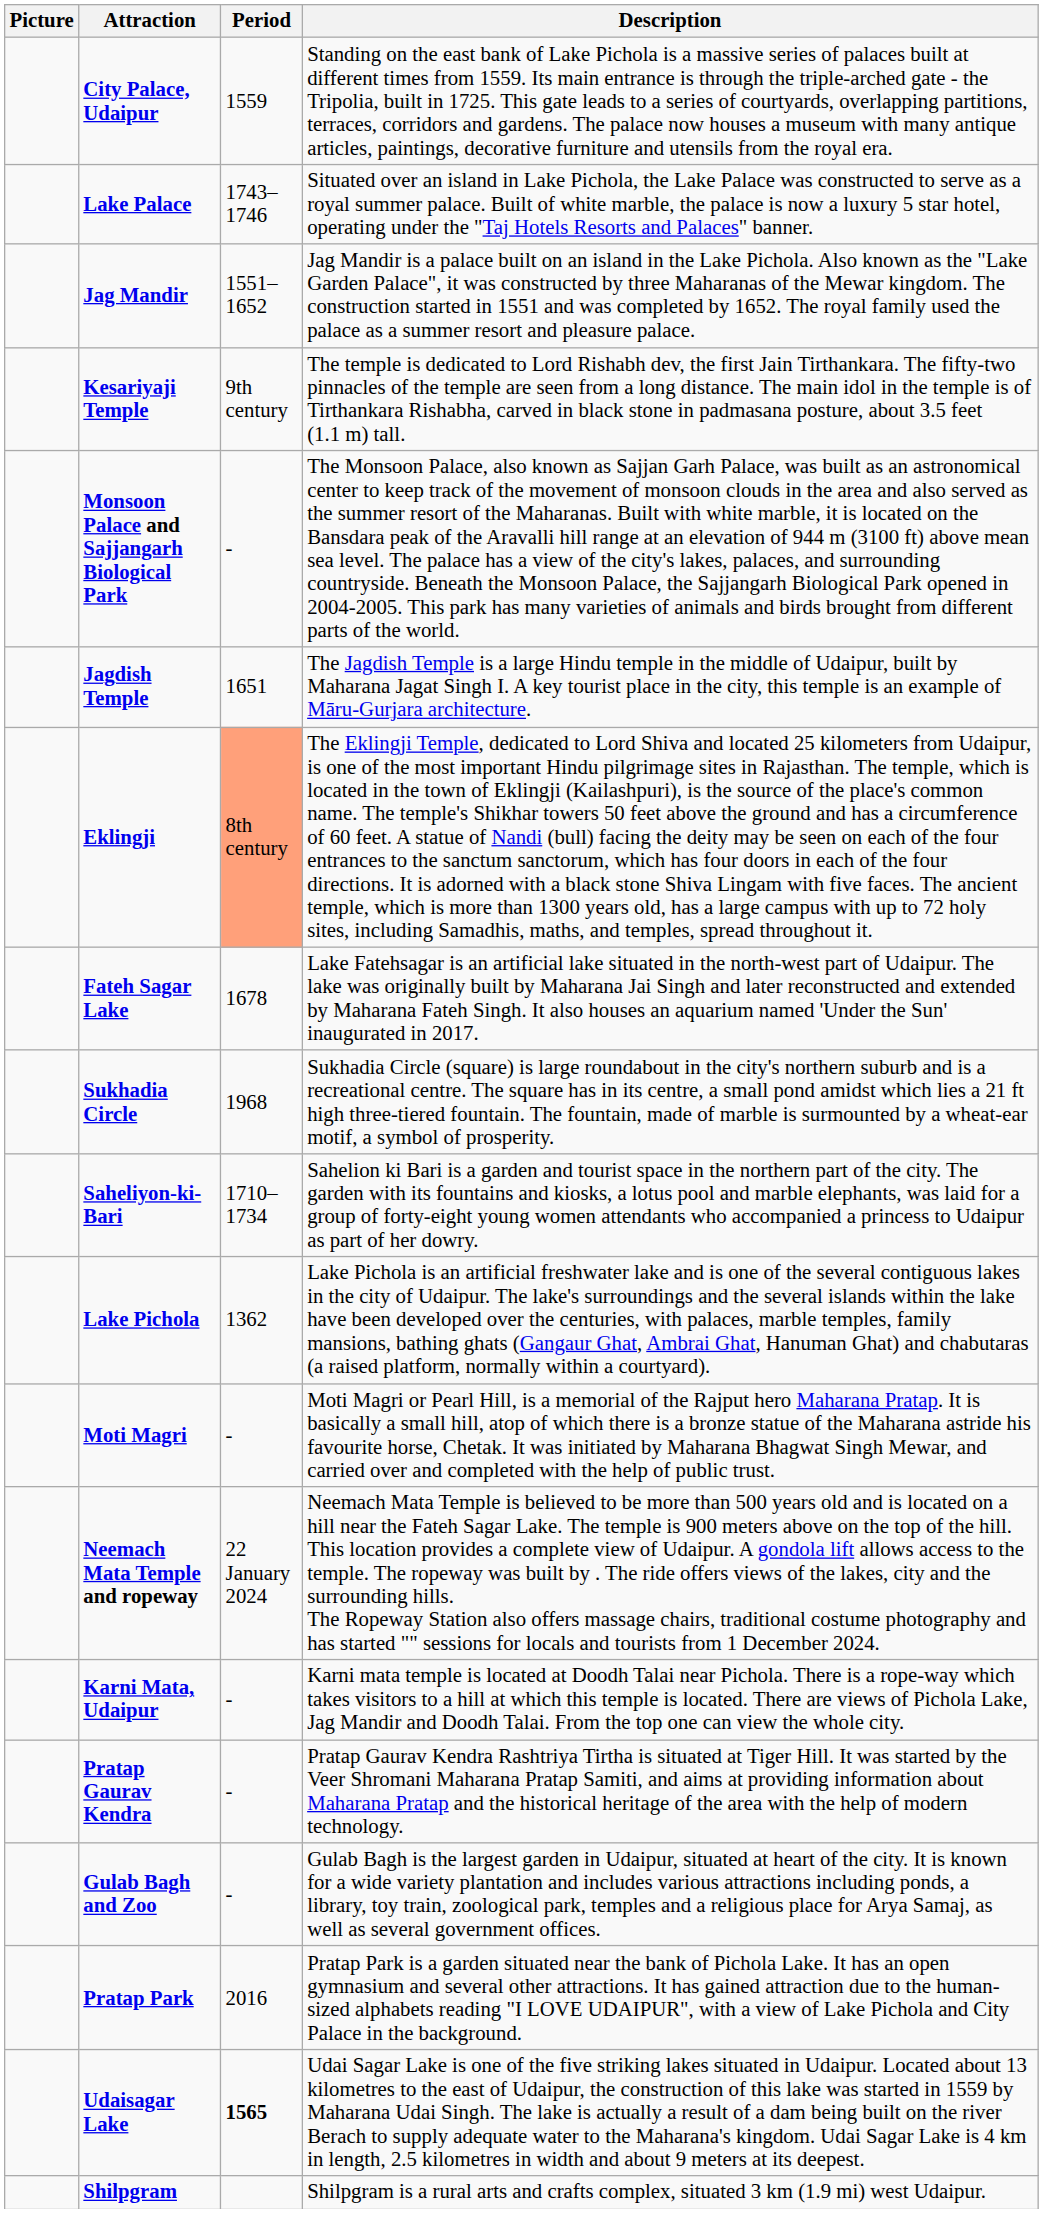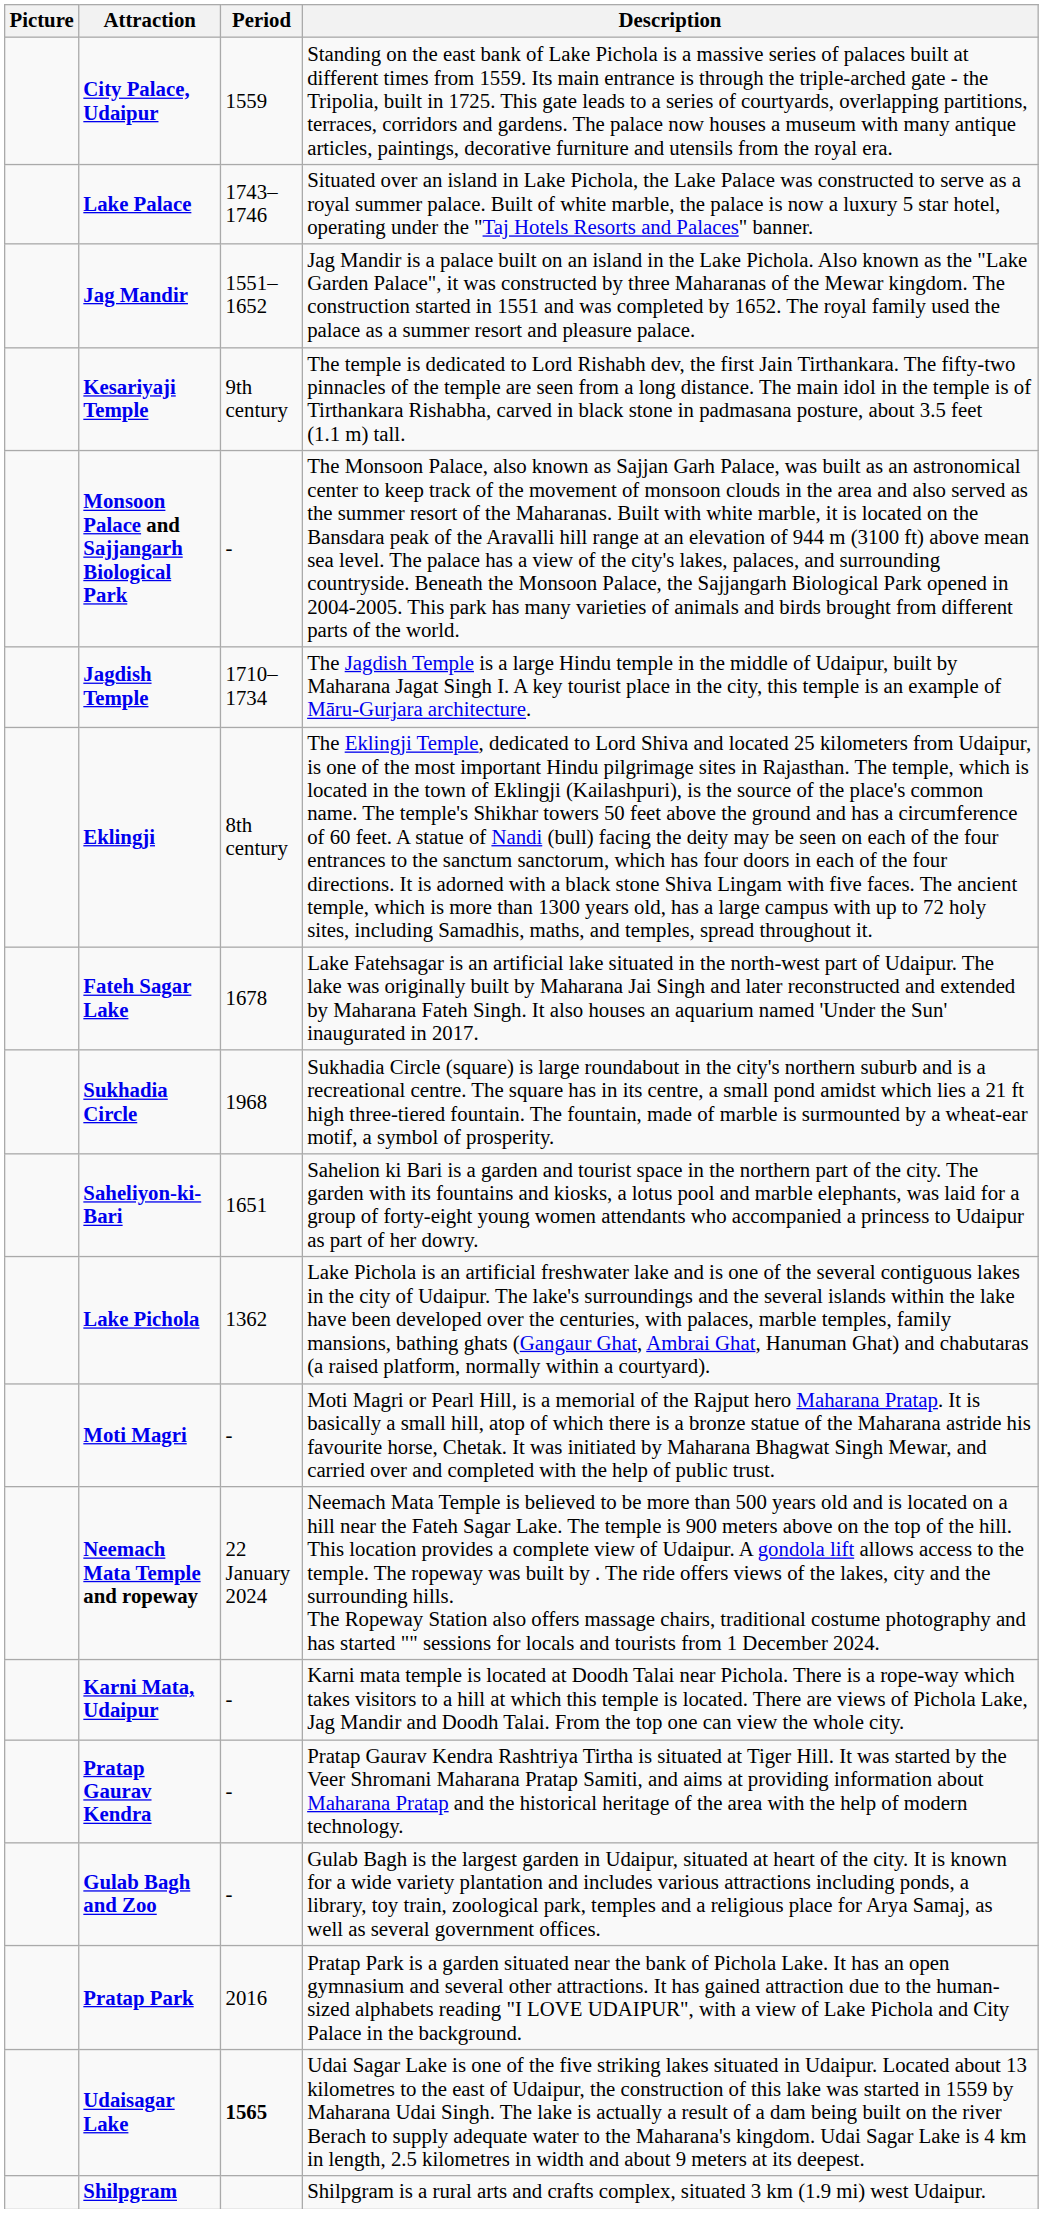(246, 686) 1651 -> (252, 686) 1710–1734
(257, 836) lightsalmon background -> (257, 836) no background
(252, 1204) 1710–1734 -> (246, 1204) 1651
